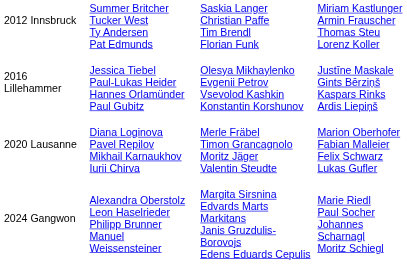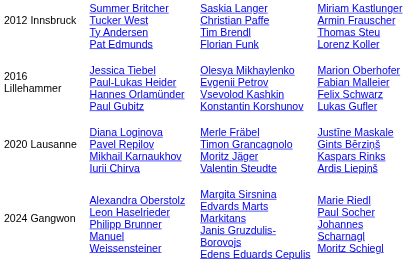(356, 88) Justīne Maskale Gints Bērziņš Kaspars Rinks Ardis Liepiņš -> (359, 88) Marion Oberhofer Fabian Malleier Felix Schwarz Lukas Gufler
(359, 150) Marion Oberhofer Fabian Malleier Felix Schwarz Lukas Gufler -> (356, 150) Justīne Maskale Gints Bērziņš Kaspars Rinks Ardis Liepiņš
